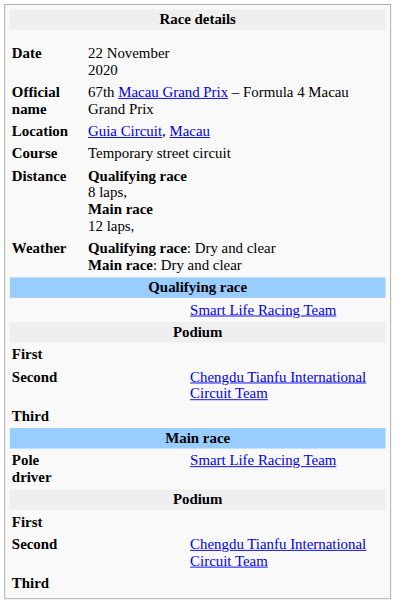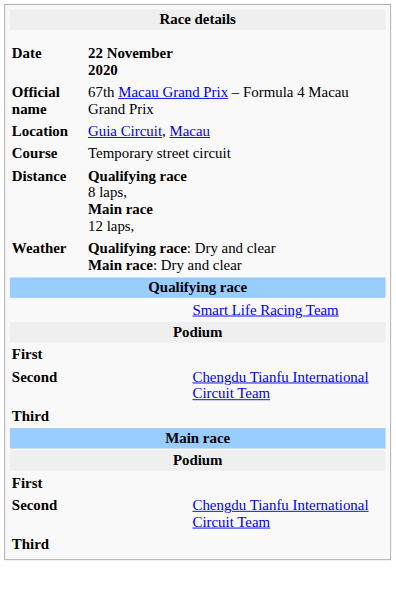(129, 61) normal -> (130, 61) bold
- row: (32, 469)
